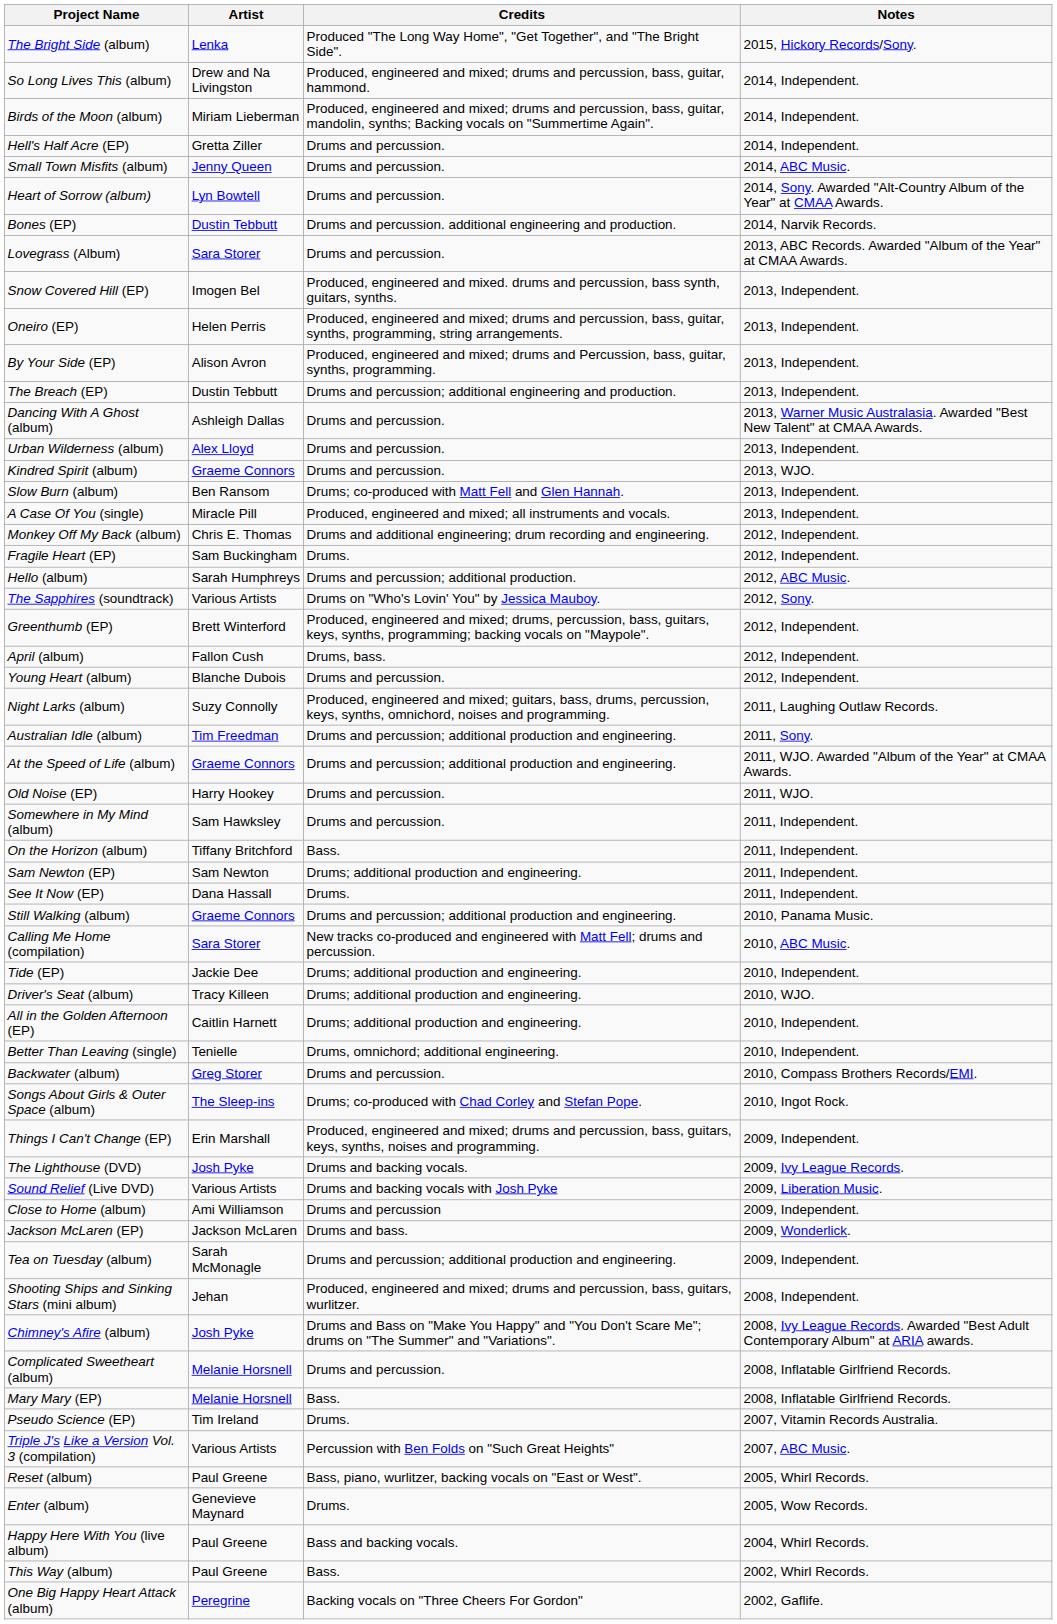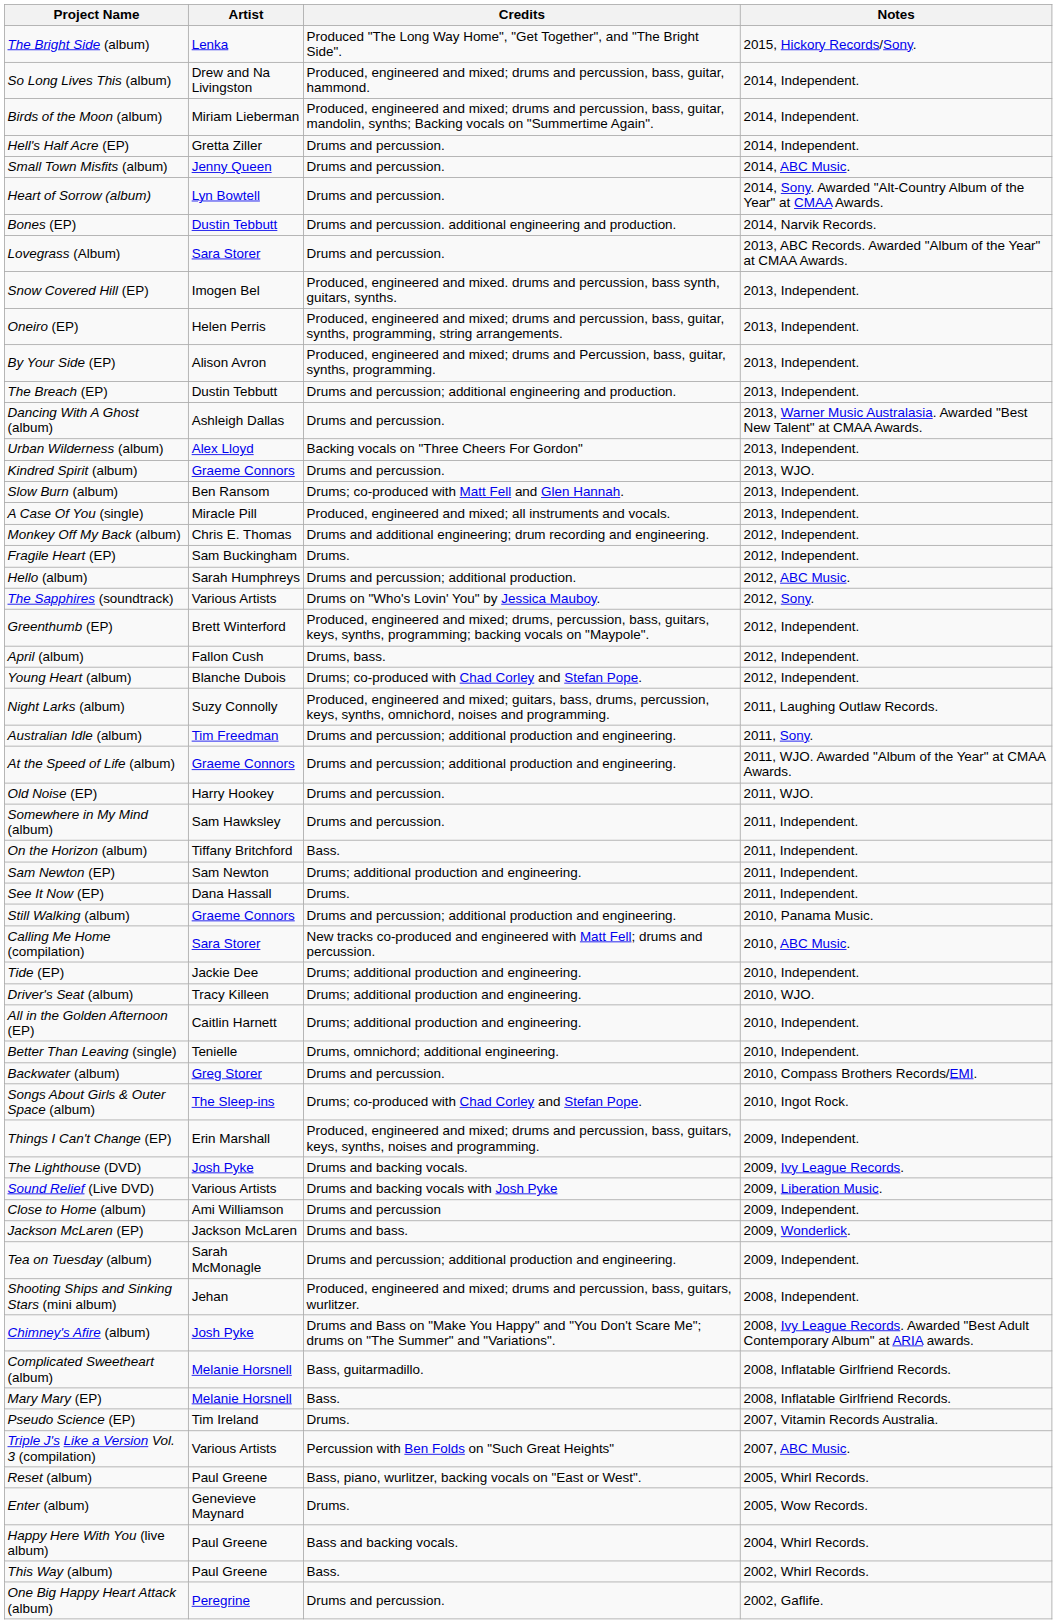(376, 449) Drums and percussion. -> (445, 449) Backing vocals on "Three Cheers For Gordon"
(376, 677) Drums and percussion. -> (474, 677) Drums; co-produced with Chad Corley and Stefan Pope.
(376, 1369) Drums and percussion. -> (365, 1369) Bass, guitarmadillo.
(445, 1600) Backing vocals on "Three Cheers For Gordon" -> (376, 1600) Drums and percussion.
